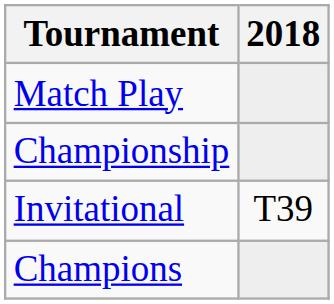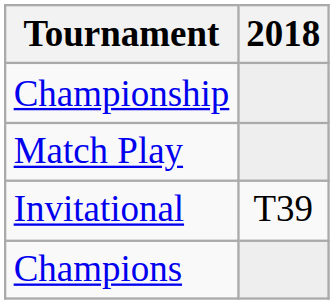rows swapped: (121, 151) <-> (98, 92)
